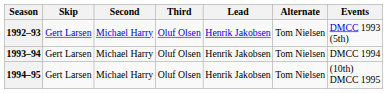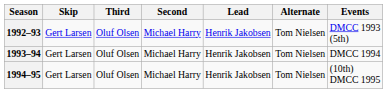columns swapped: (179, 12) <-> (125, 12)
